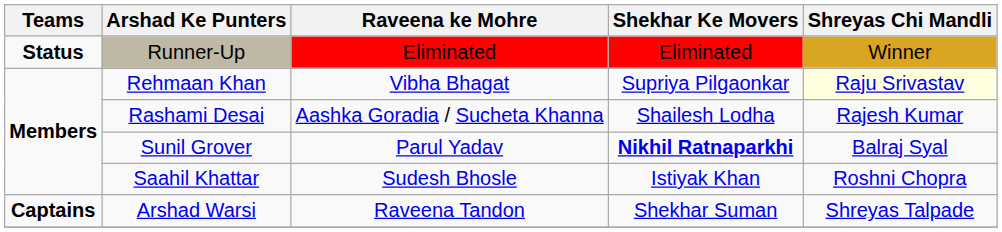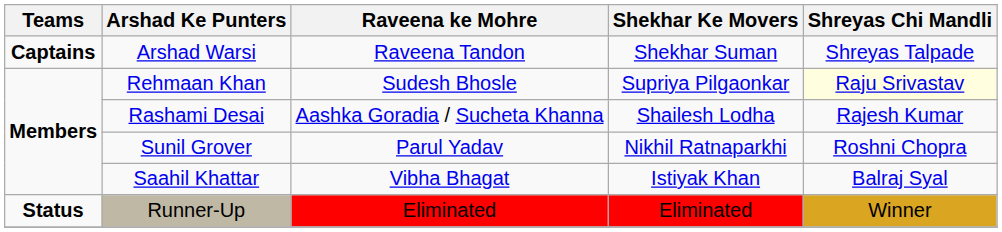rows swapped: (196, 210) <-> (196, 52)
(450, 83) Vibha Bhagat -> (450, 83) Sudesh Bhosle
(706, 147) bold -> (706, 147) normal
(900, 147) Balraj Syal -> (900, 147) Roshni Chopra
(450, 178) Sudesh Bhosle -> (450, 178) Vibha Bhagat
(900, 178) Roshni Chopra -> (900, 178) Balraj Syal
